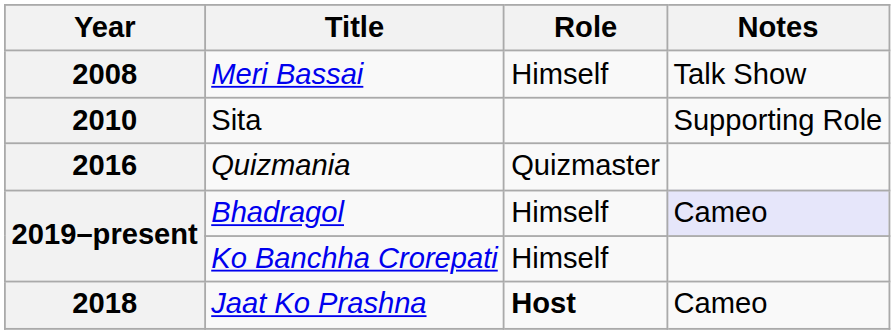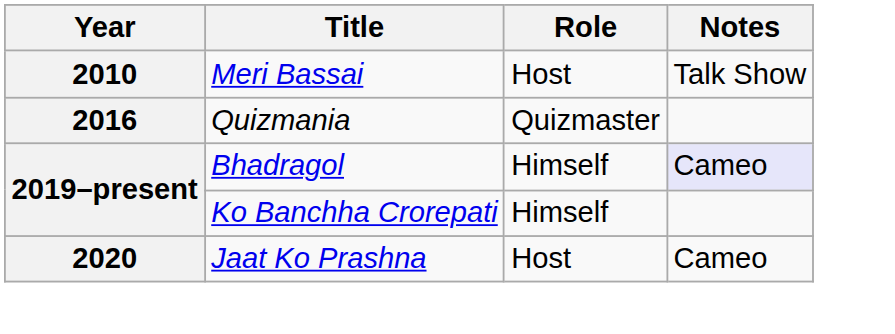(105, 73) 2008 -> (105, 73) 2010
(560, 73) Himself -> (541, 73) Host
- row: (236, 119)
(105, 304) 2018 -> (105, 258) 2020
(544, 304) bold -> (541, 258) normal
